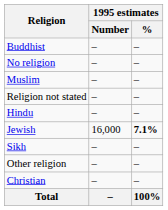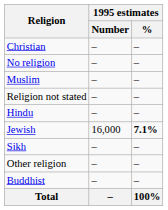rows swapped: (26, 180) <-> (26, 46)
